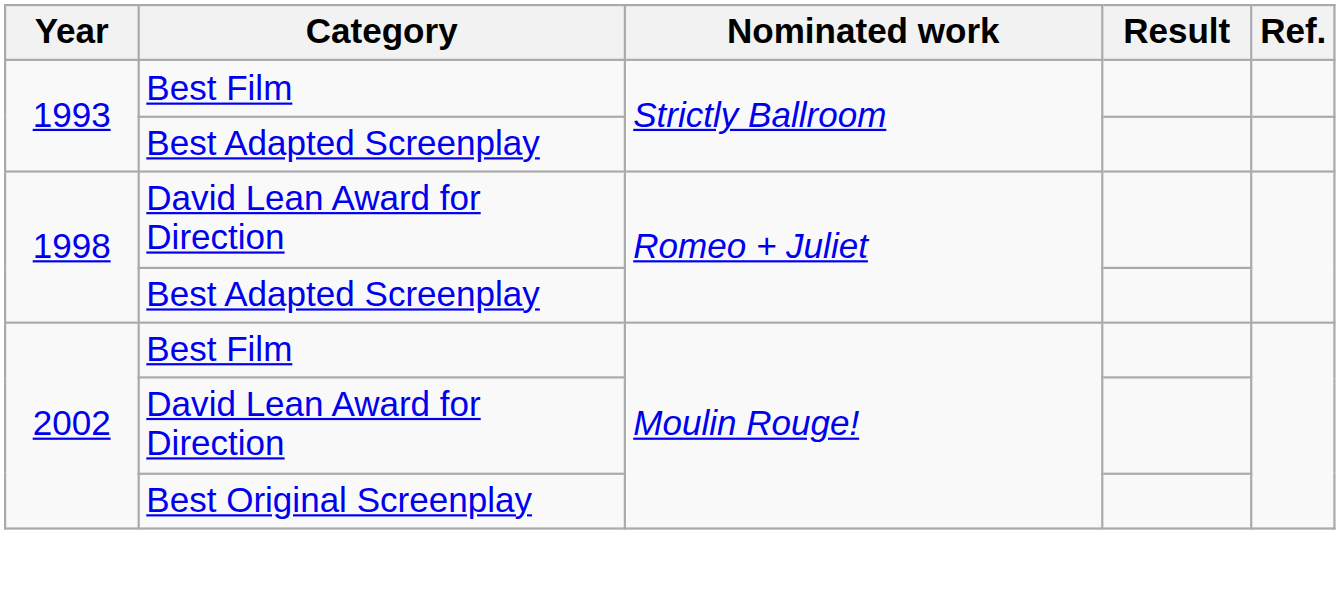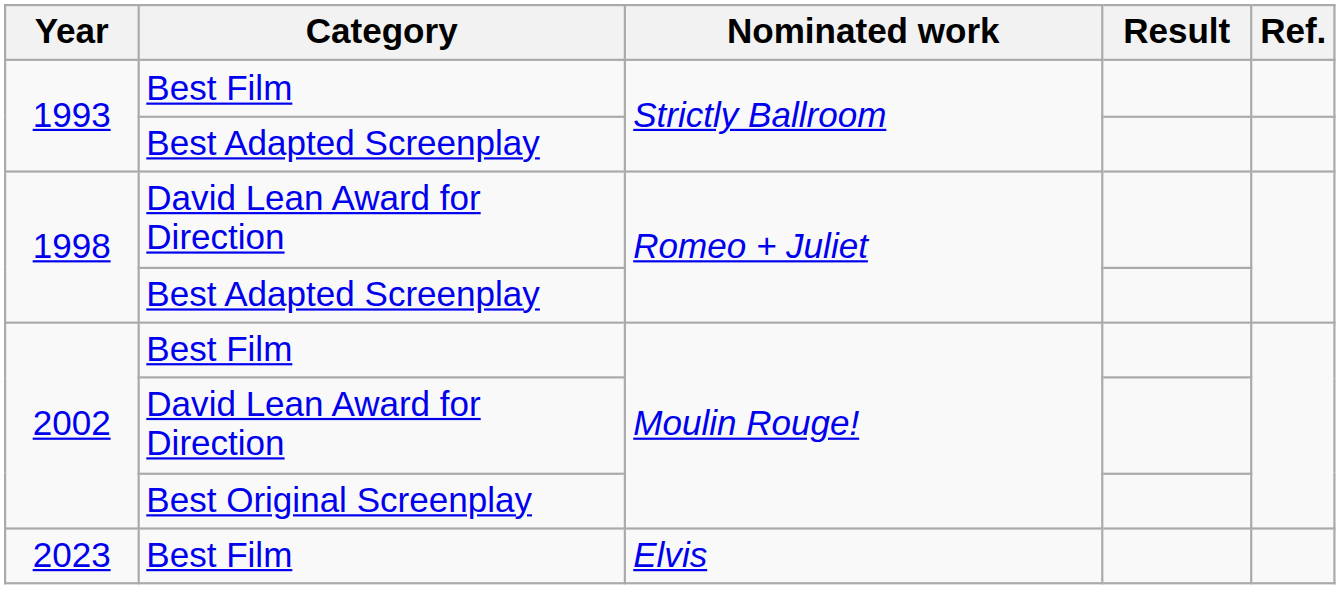+ row: (72, 555)
